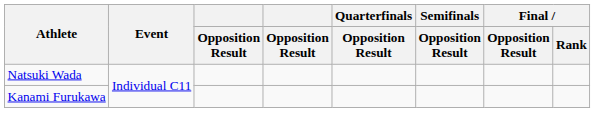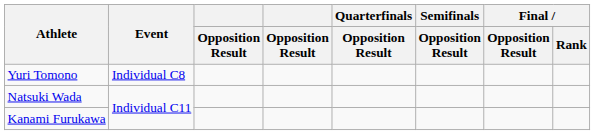+ row: (42, 75)
